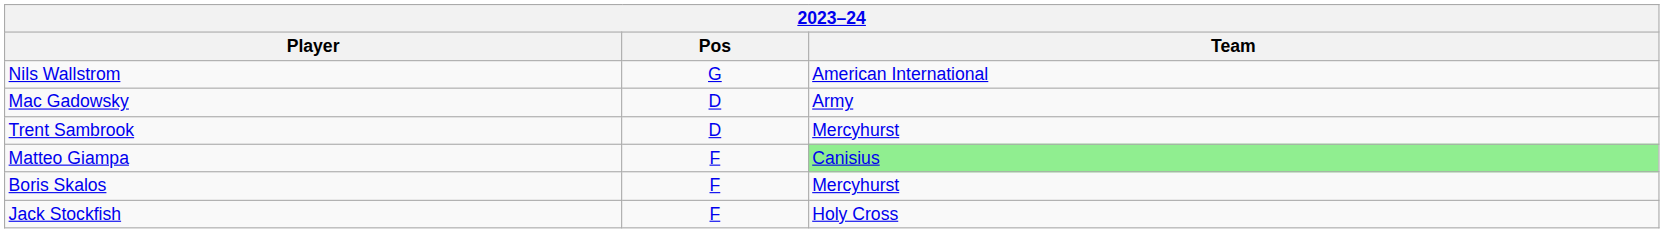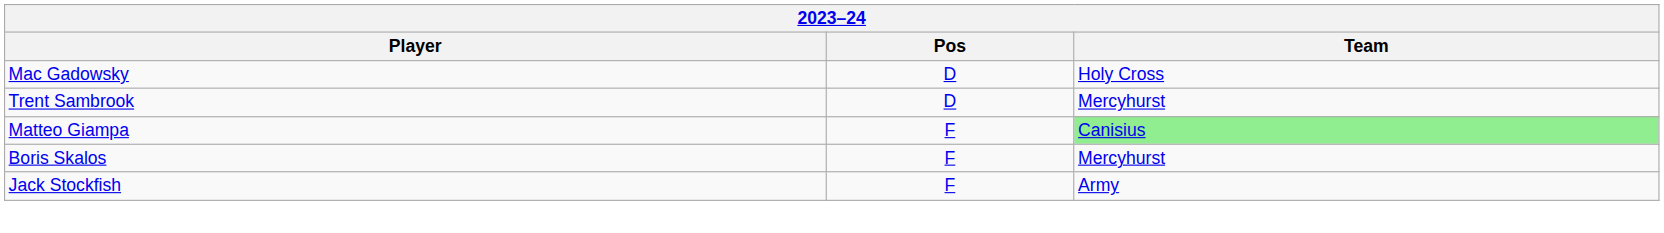- row: (65, 74)
(833, 102) Army -> (1121, 74) Holy Cross
(855, 213) Holy Cross -> (1099, 185) Army
